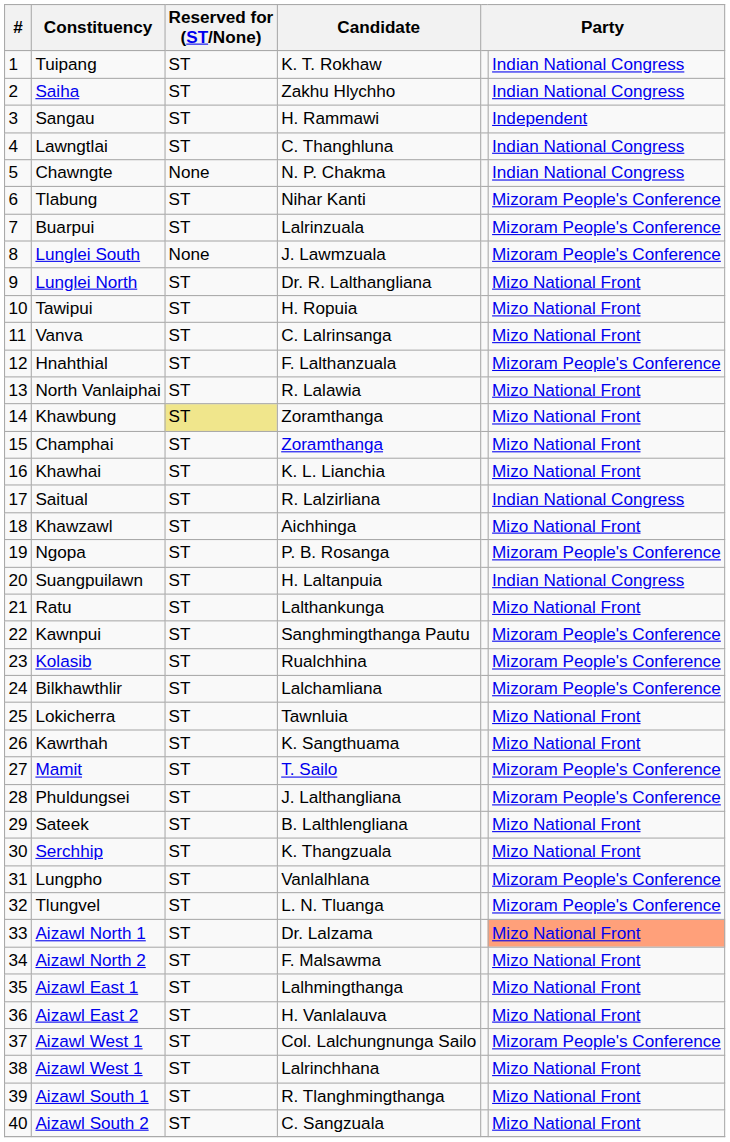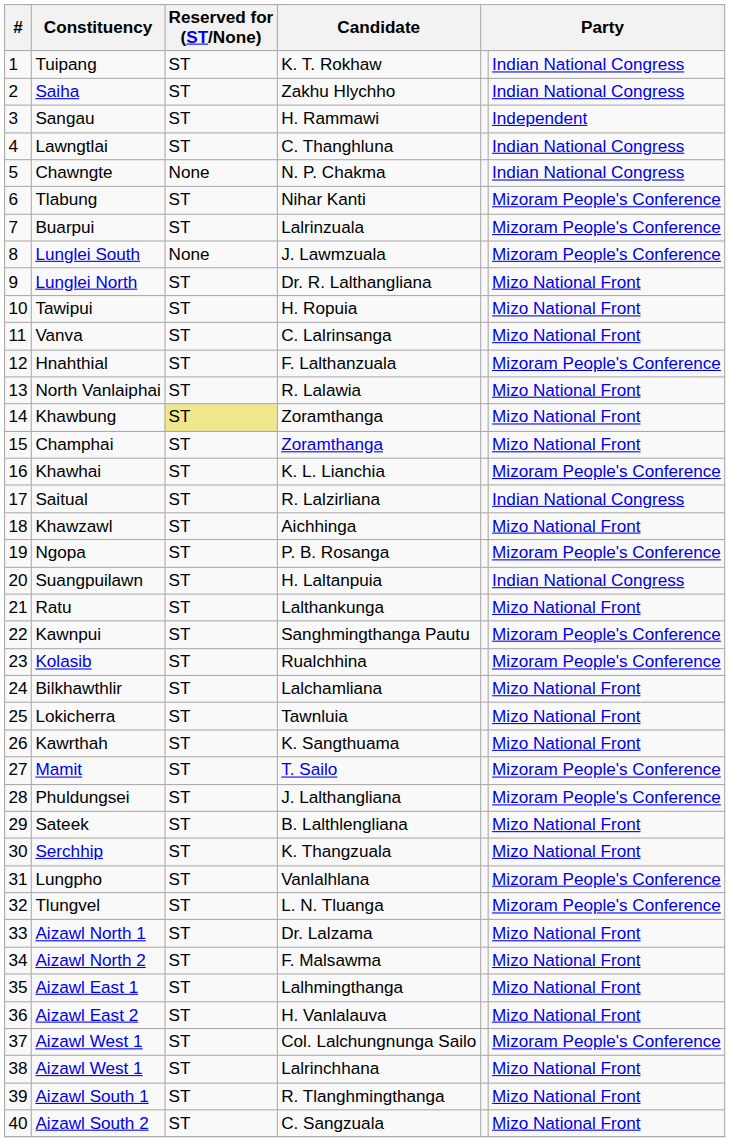(566, 471) Mizo National Front -> (606, 471) Mizoram People's Conference
(606, 688) Mizoram People's Conference -> (566, 688) Mizo National Front
(566, 933) lightsalmon background -> (566, 933) no background
